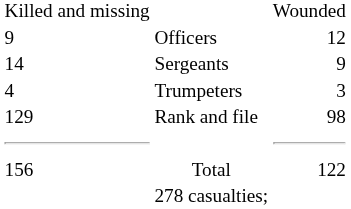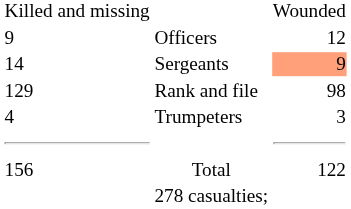(341, 64) no background -> (341, 64) lightsalmon background
rows swapped: (9, 90) <-> (19, 116)
